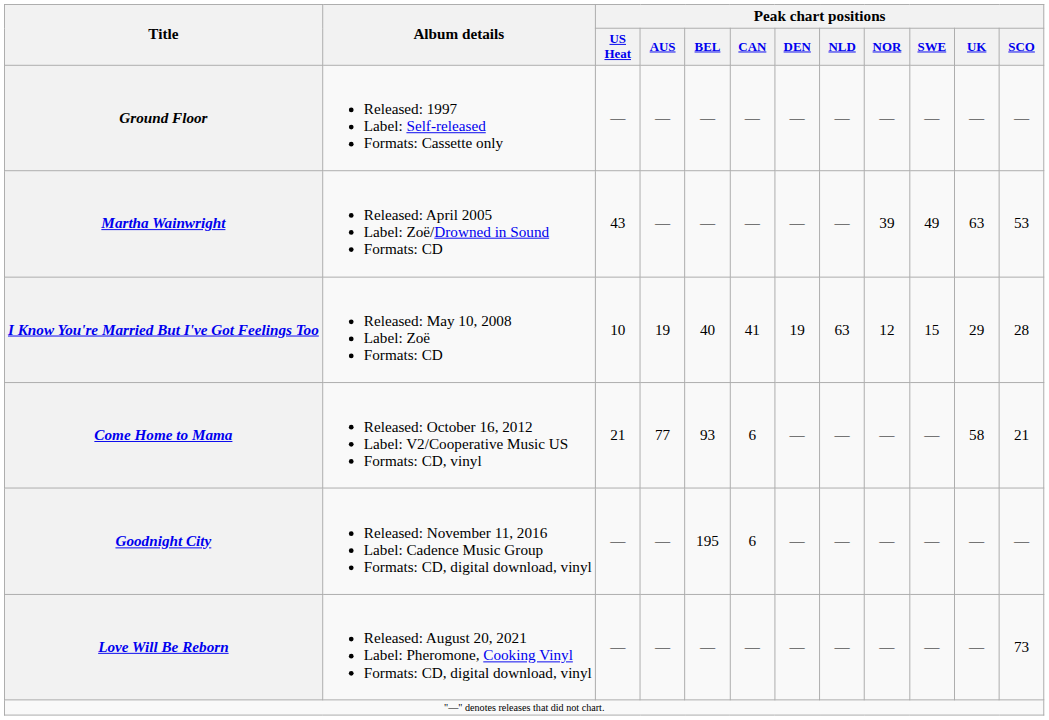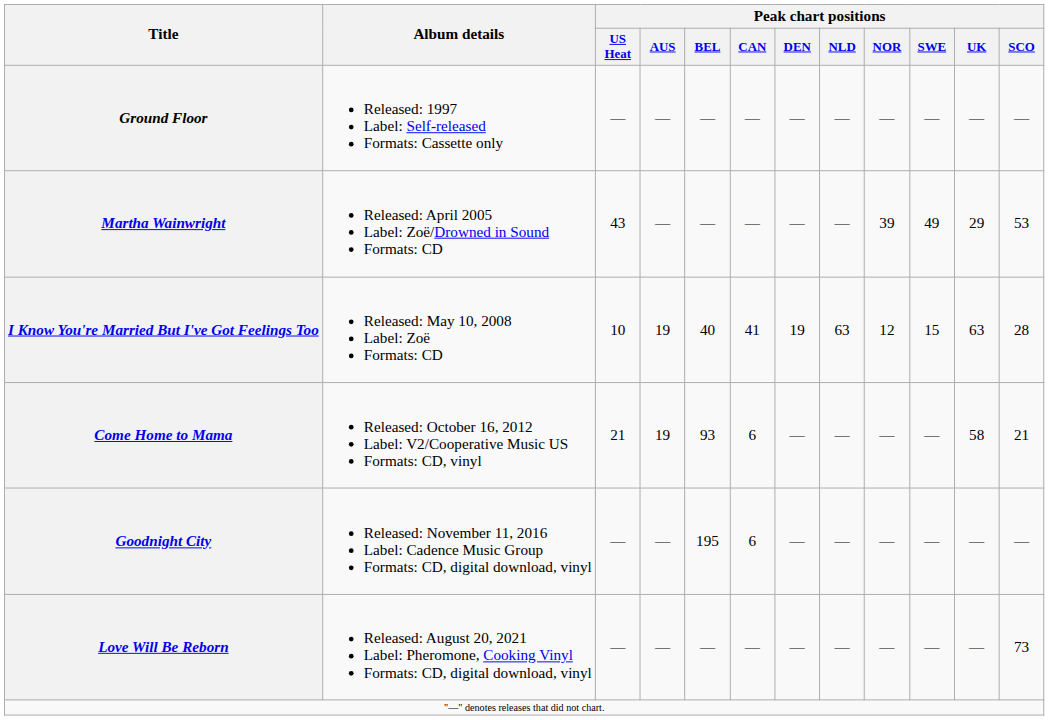(977, 223) 63 -> (977, 223) 29
(977, 329) 29 -> (977, 329) 63
(663, 435) 77 -> (663, 435) 19
